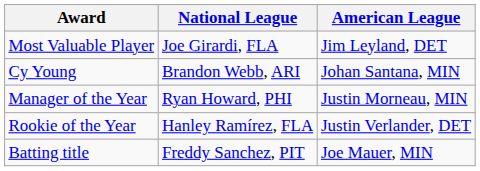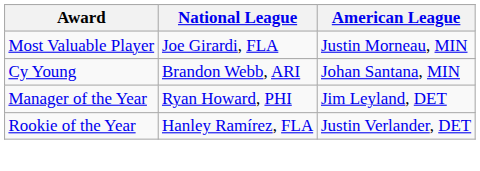(384, 44) Jim Leyland, DET -> (394, 44) Justin Morneau, MIN
(394, 98) Justin Morneau, MIN -> (384, 98) Jim Leyland, DET
- row: (49, 152)
